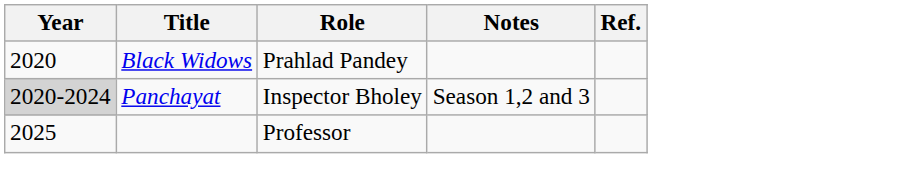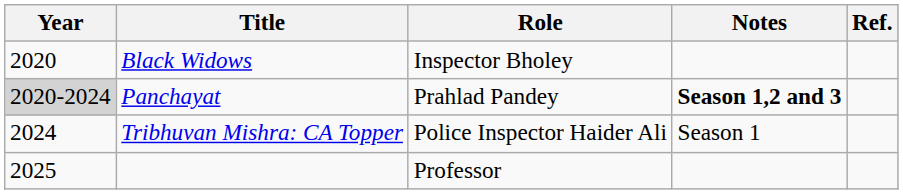(335, 59) Prahlad Pandey -> (493, 59) Inspector Bholey
(342, 96) Inspector Bholey -> (486, 96) Prahlad Pandey
(511, 96) normal -> (759, 96) bold
+ row: (262, 133)
